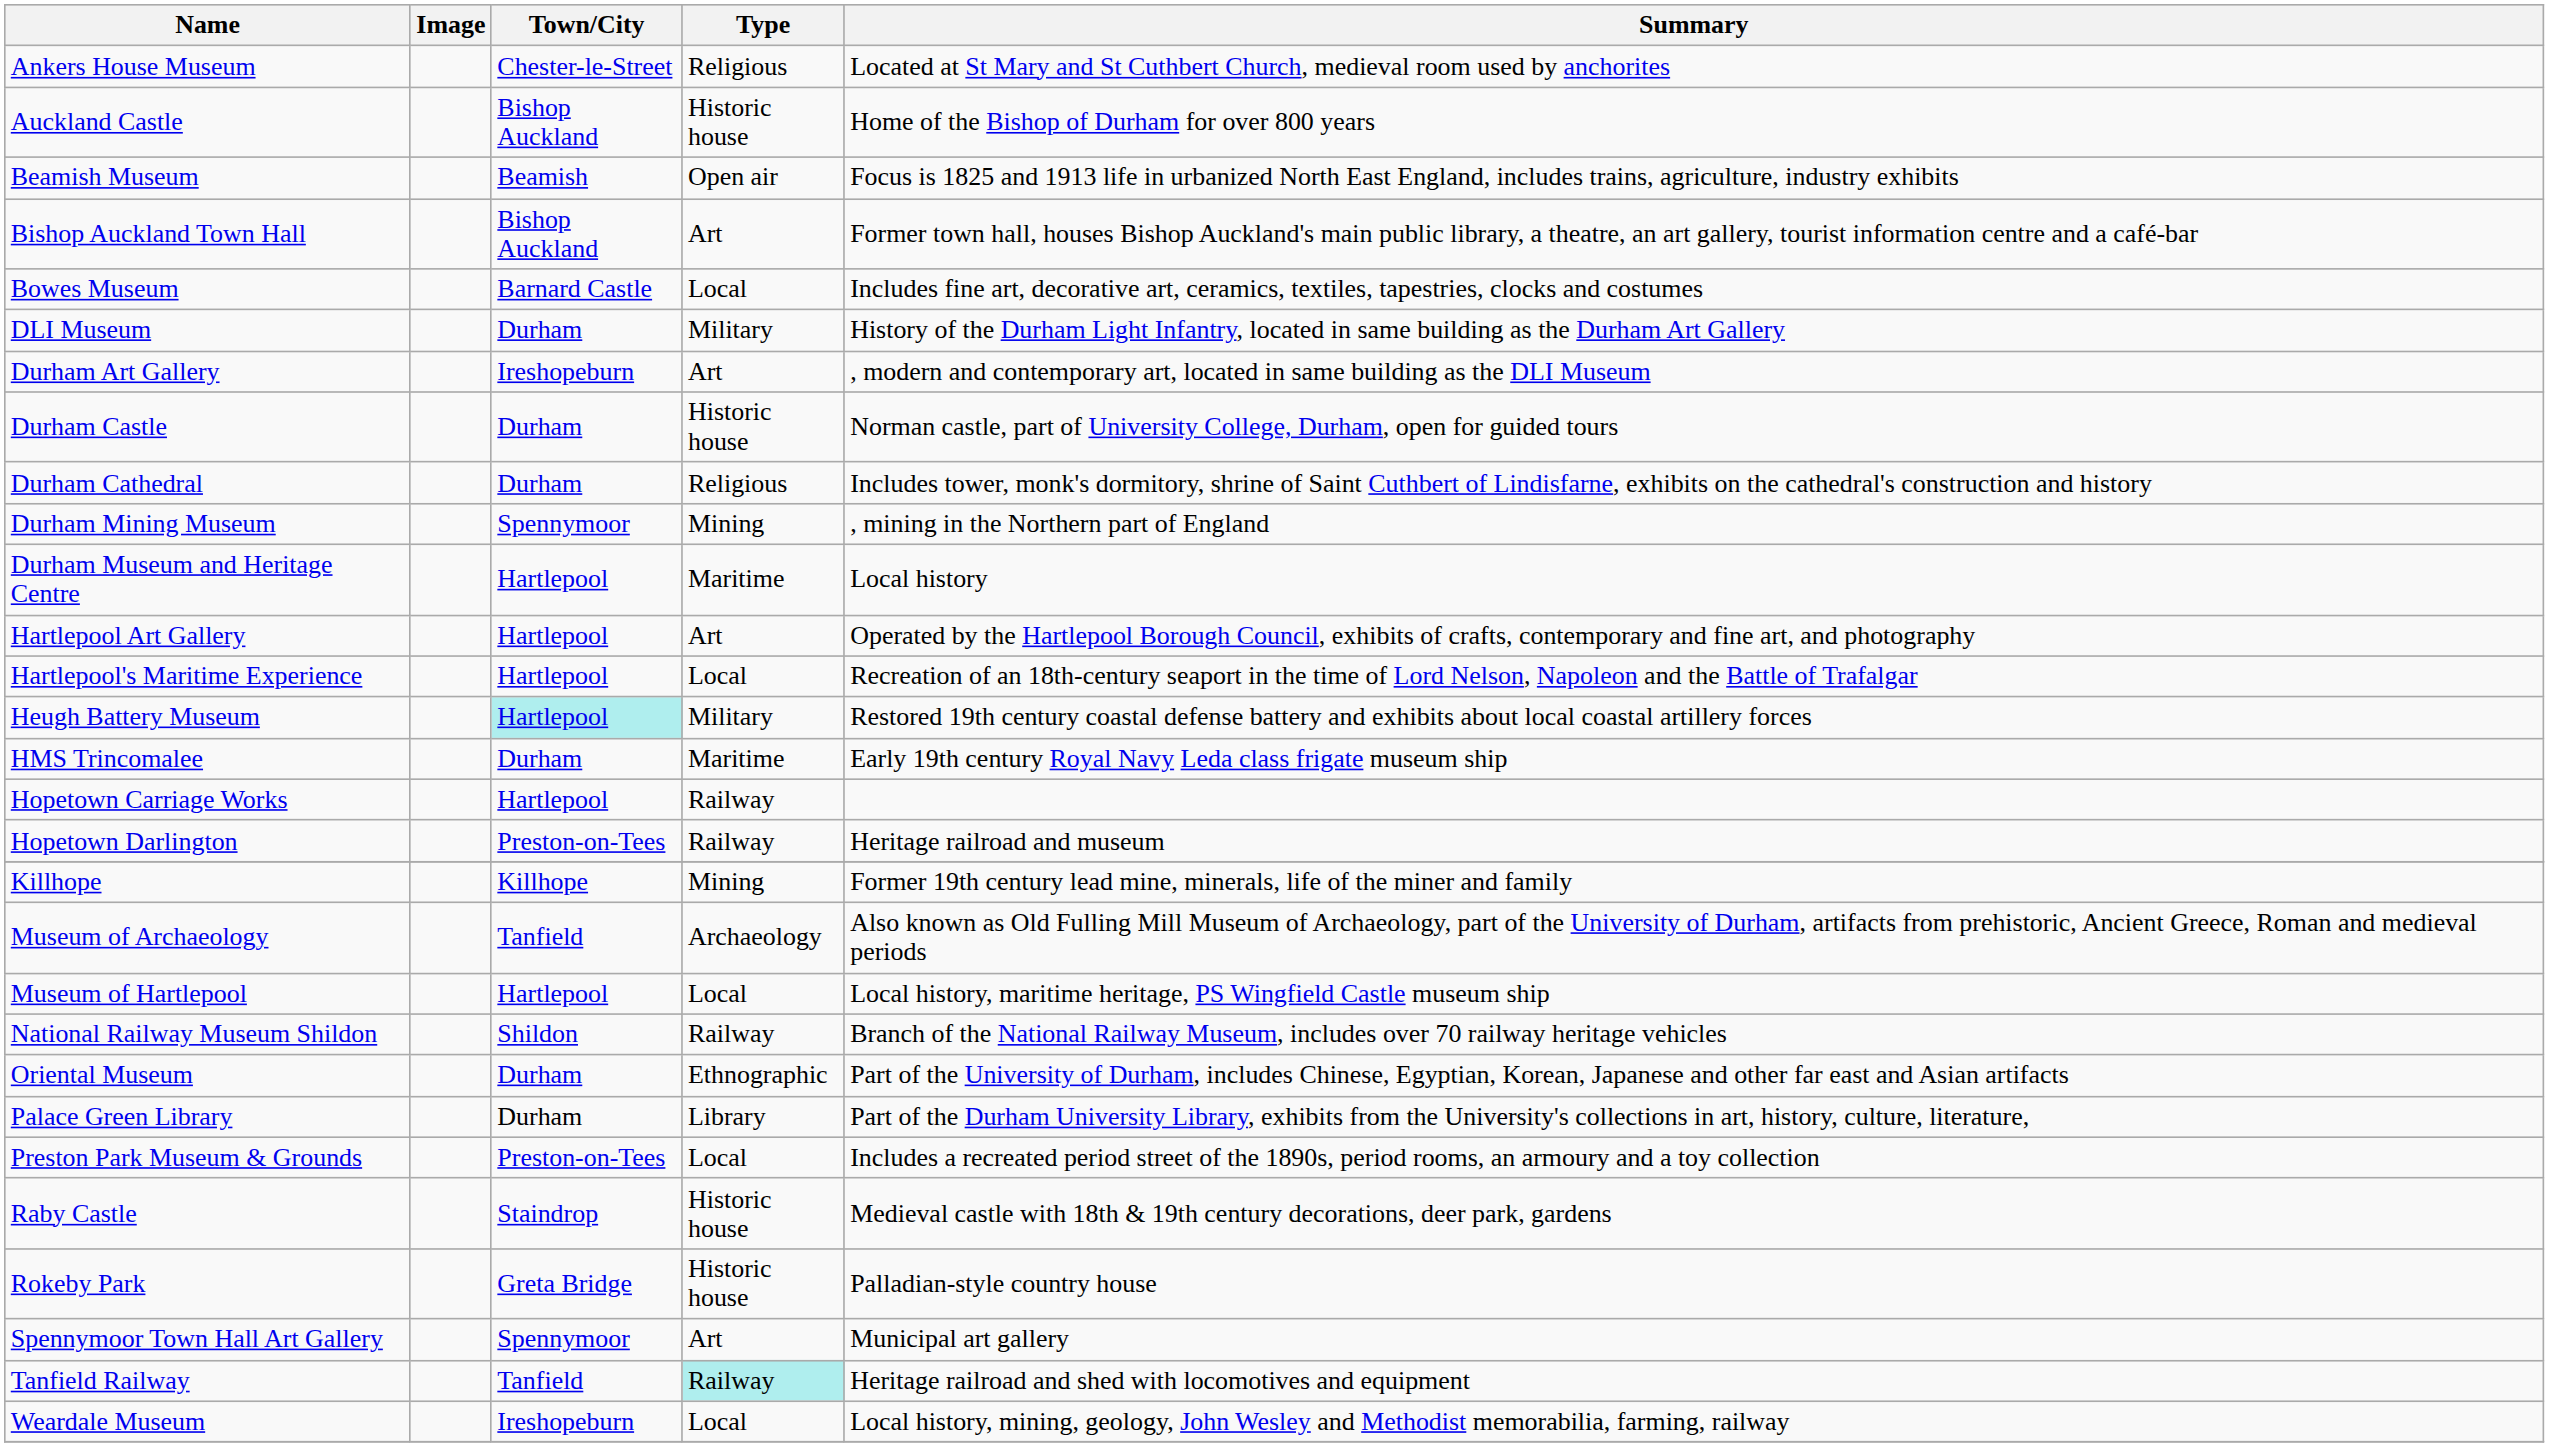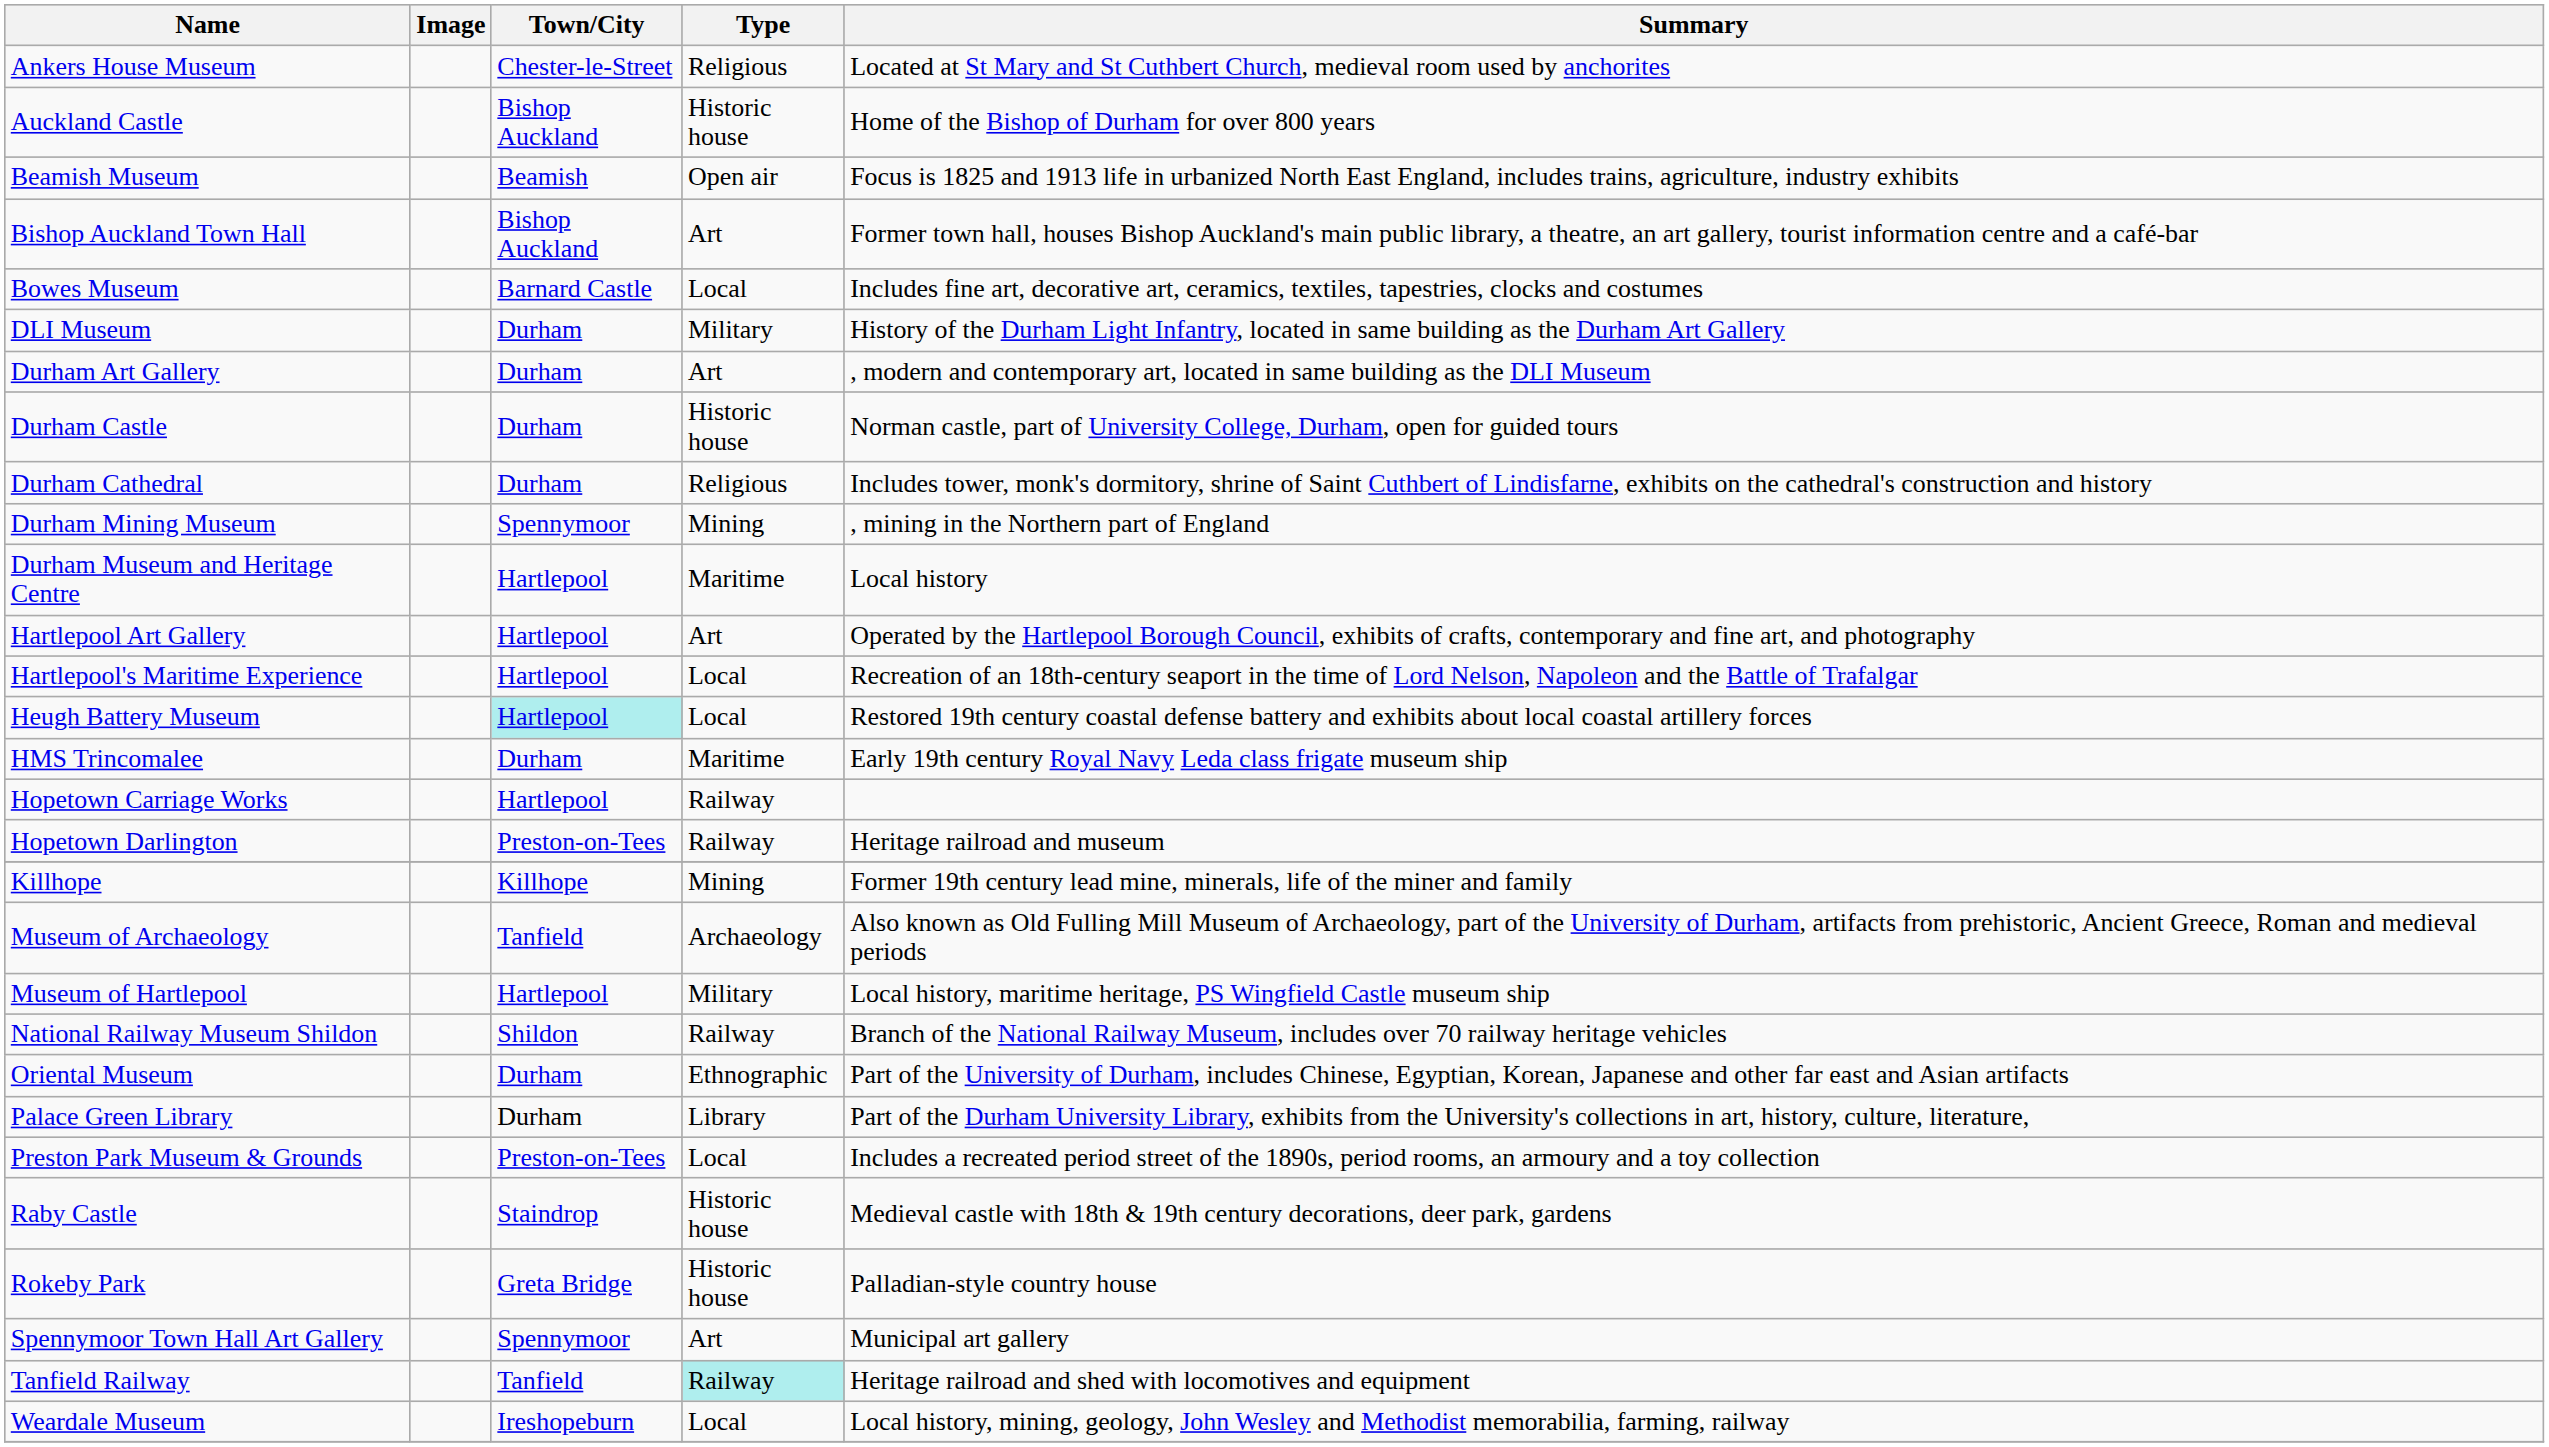(566, 371) Ireshopeburn -> (540, 371) Durham
(730, 717) Military -> (717, 717) Local
(717, 993) Local -> (730, 993) Military
